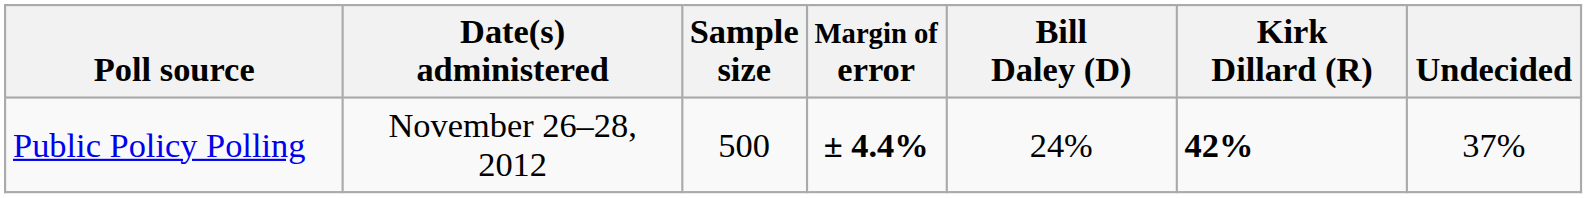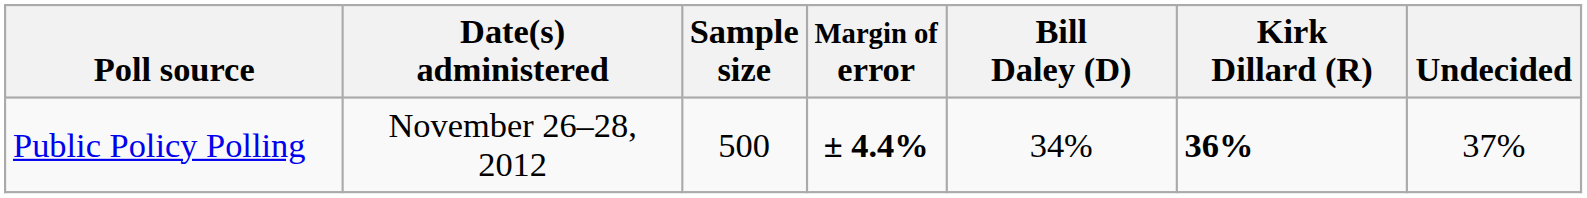(1061, 144) 24% -> (1061, 144) 34%
(1219, 144) 42% -> (1219, 144) 36%
